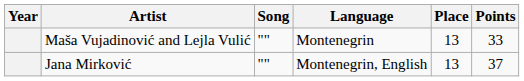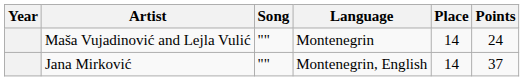(451, 40) 13 -> (451, 40) 14
(496, 40) 33 -> (496, 40) 24
(451, 64) 13 -> (451, 64) 14
